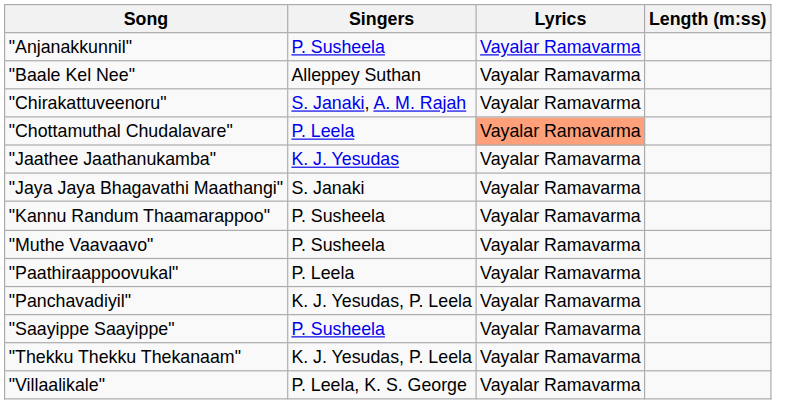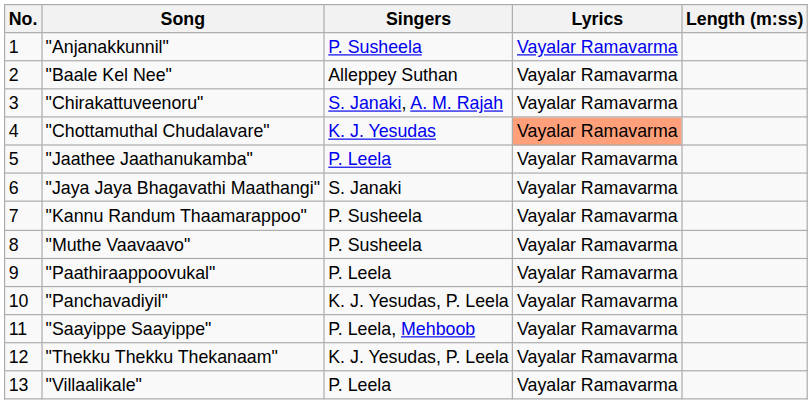+ column: (23, 19)
(323, 131) P. Leela -> (382, 131) K. J. Yesudas
(345, 160) K. J. Yesudas -> (360, 160) P. Leela
(338, 329) P. Susheela -> (402, 329) P. Leela, Mehboob
(379, 385) P. Leela, K. S. George -> (360, 385) P. Leela
